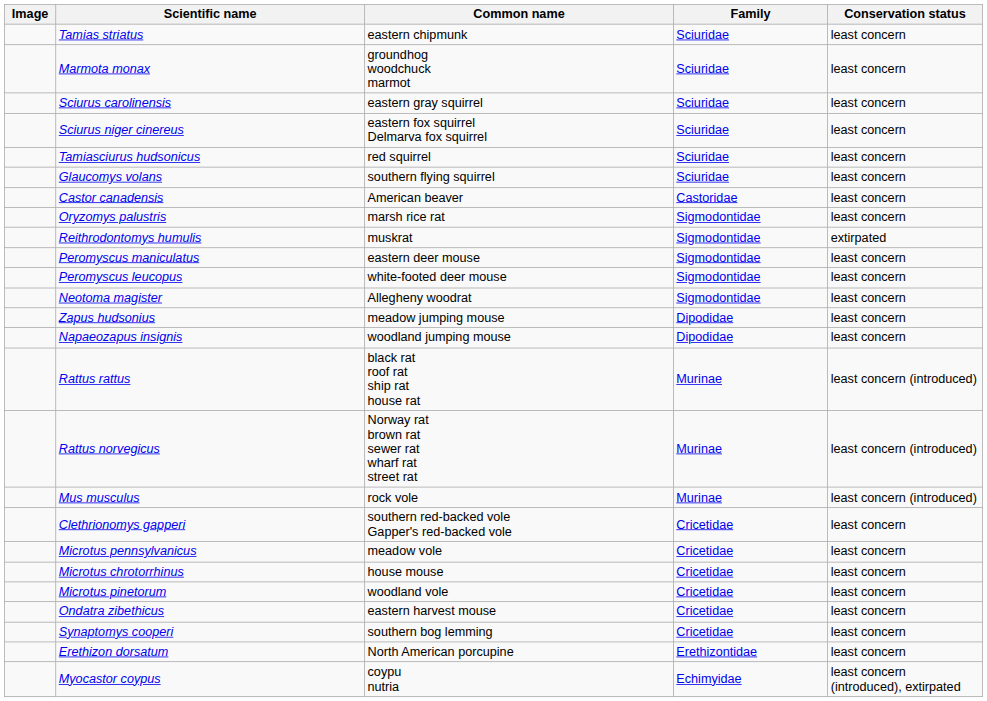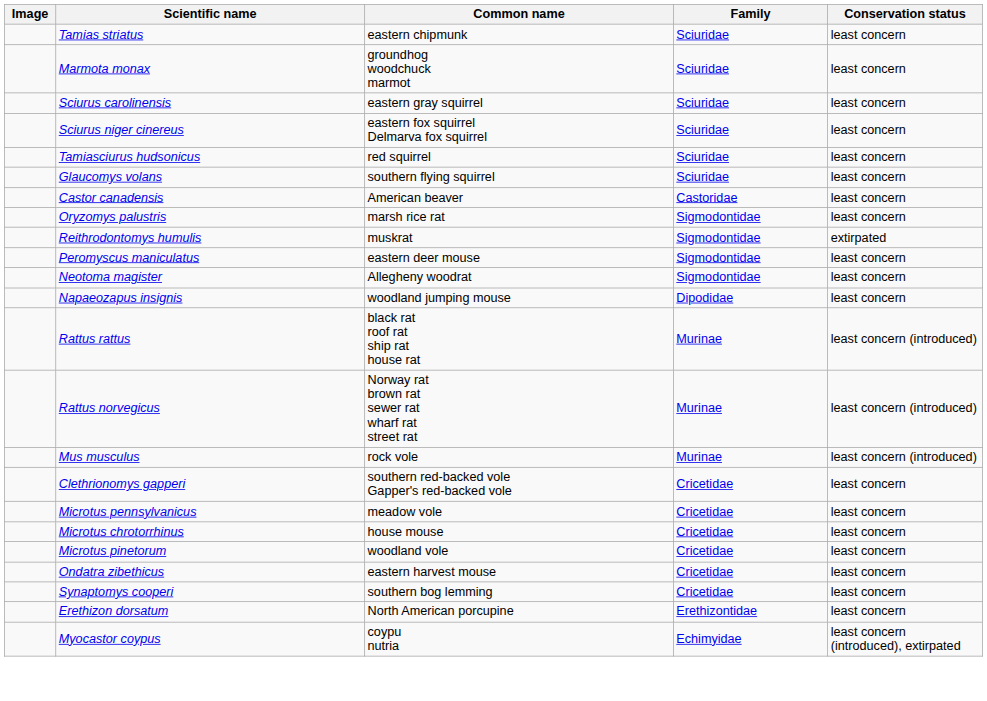- row: (121, 277)
- row: (107, 317)
